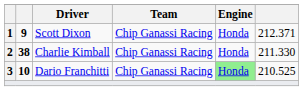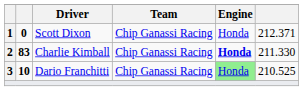(24, 33) 9 -> (24, 33) 0
(24, 52) 38 -> (24, 52) 83
(233, 52) normal -> (235, 52) bold
